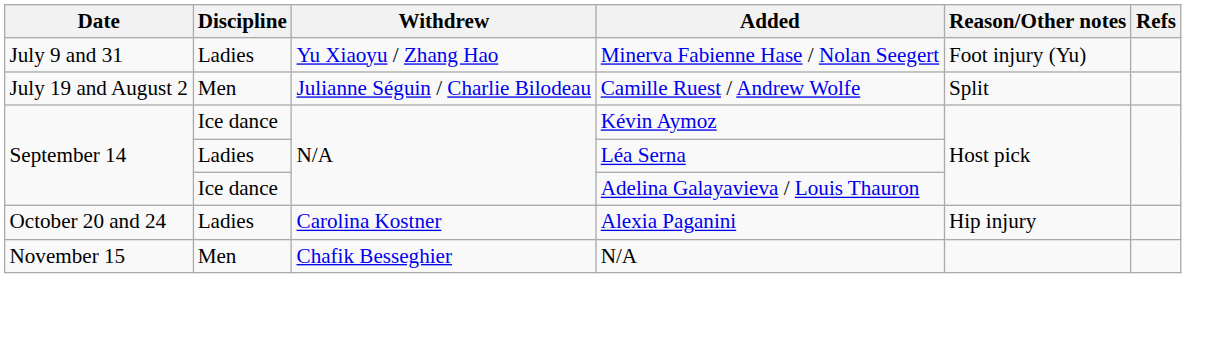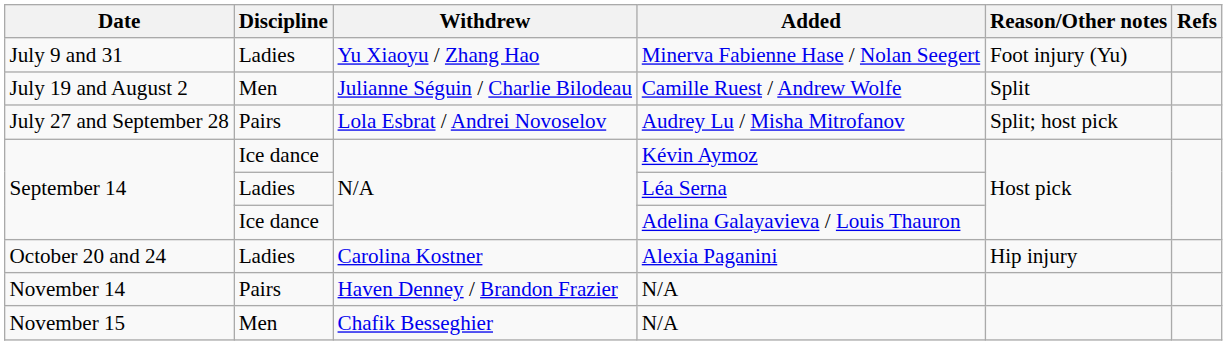+ row: (119, 121)
+ row: (67, 289)
